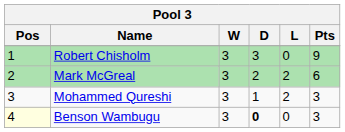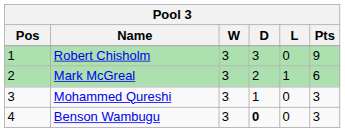(286, 76) 2 -> (286, 76) 1
(286, 96) 2 -> (286, 96) 0
(11, 117) lightyellow background -> (11, 117) no background
